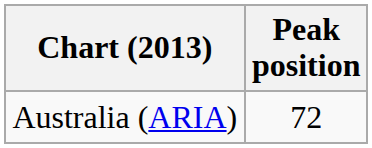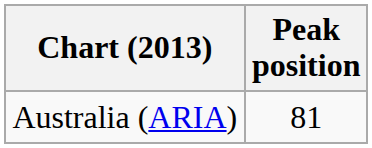(306, 116) 72 -> (306, 116) 81
